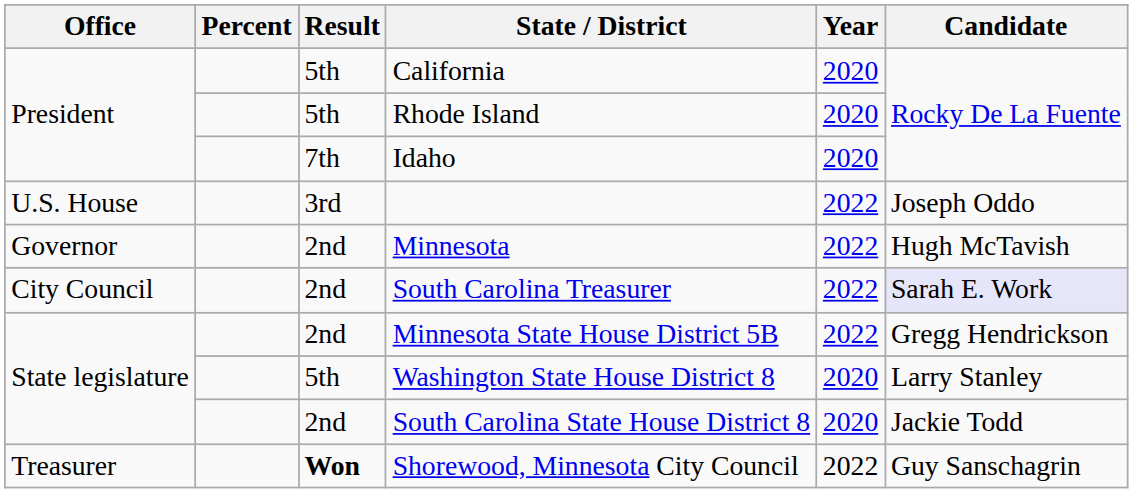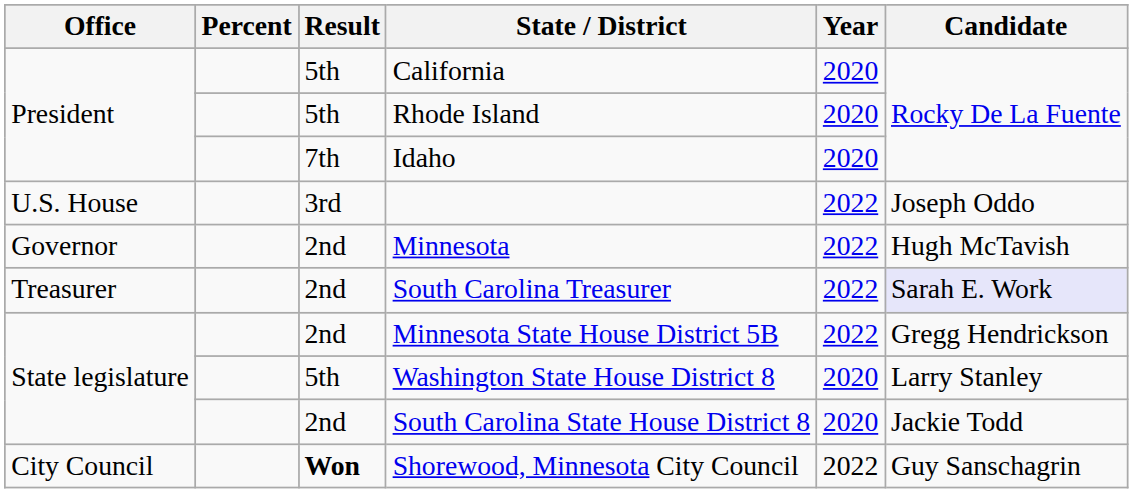(82, 289) City Council -> (64, 289) Treasurer
(64, 465) Treasurer -> (82, 465) City Council
